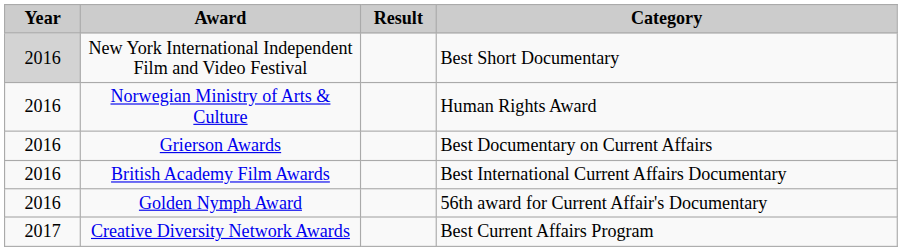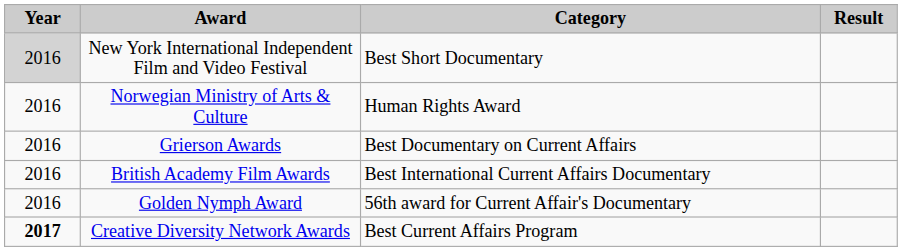columns swapped: (667, 18) <-> (398, 18)
(43, 231) normal -> (43, 231) bold
